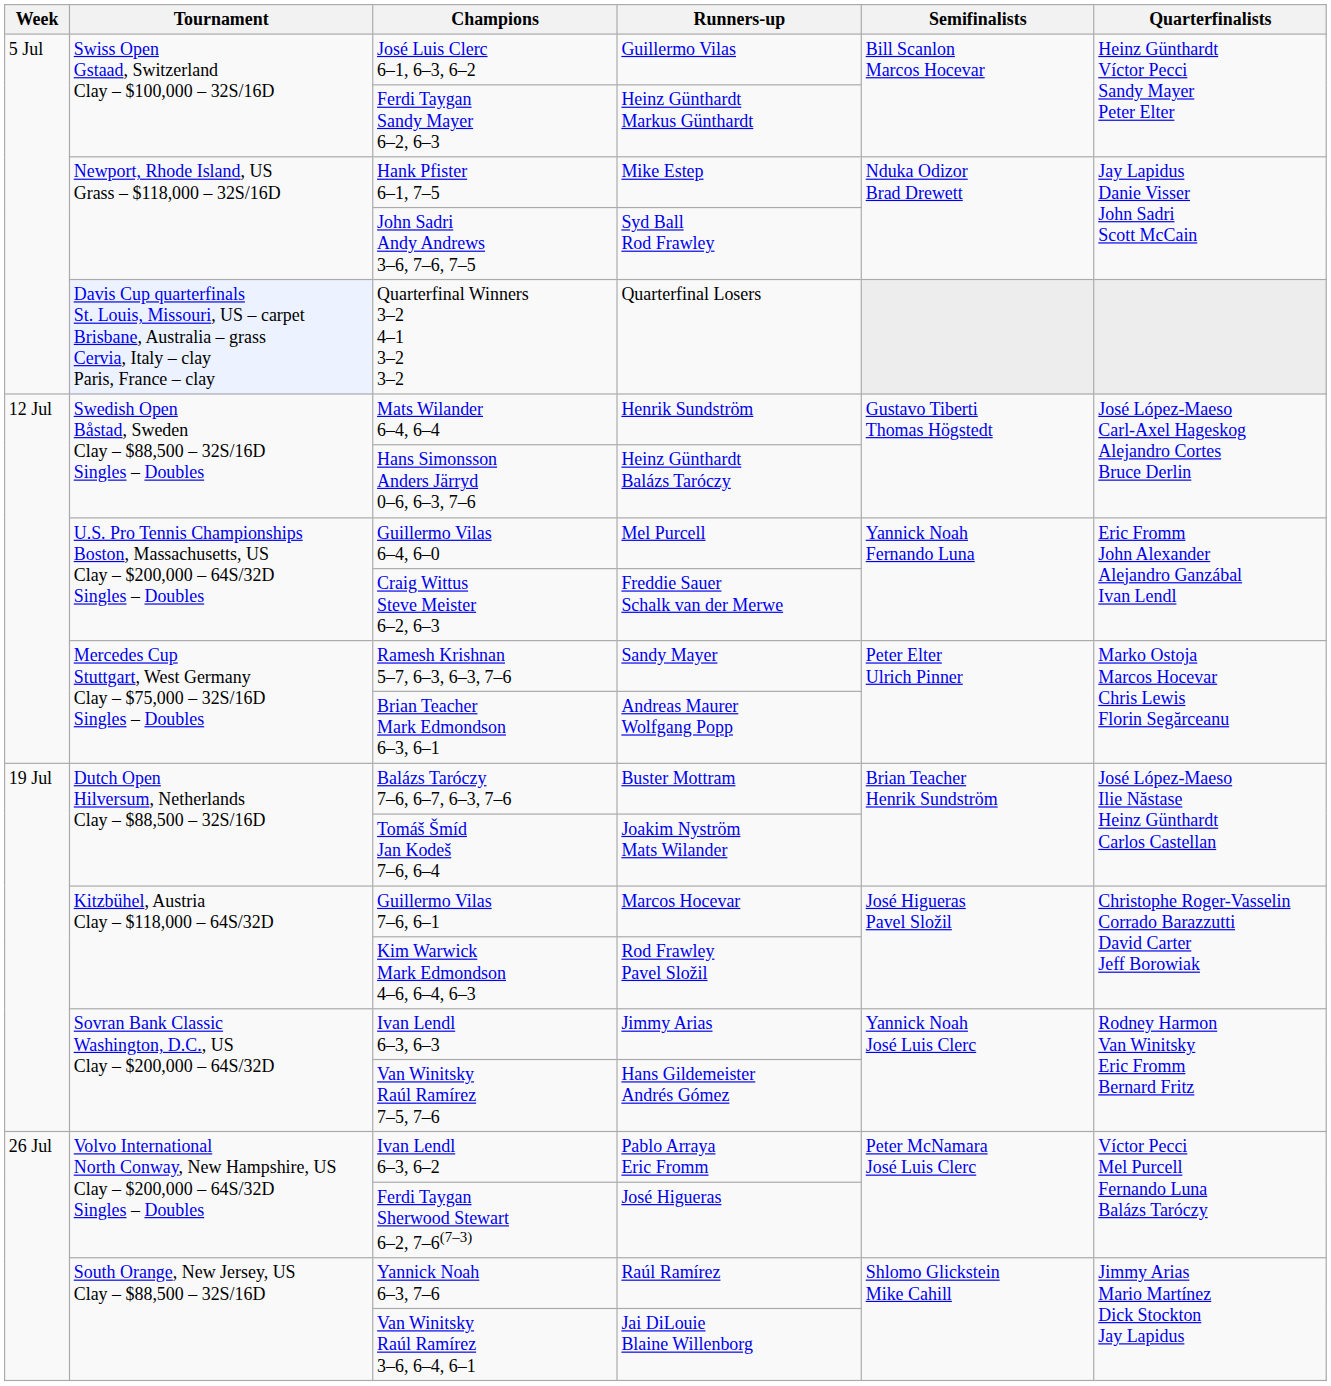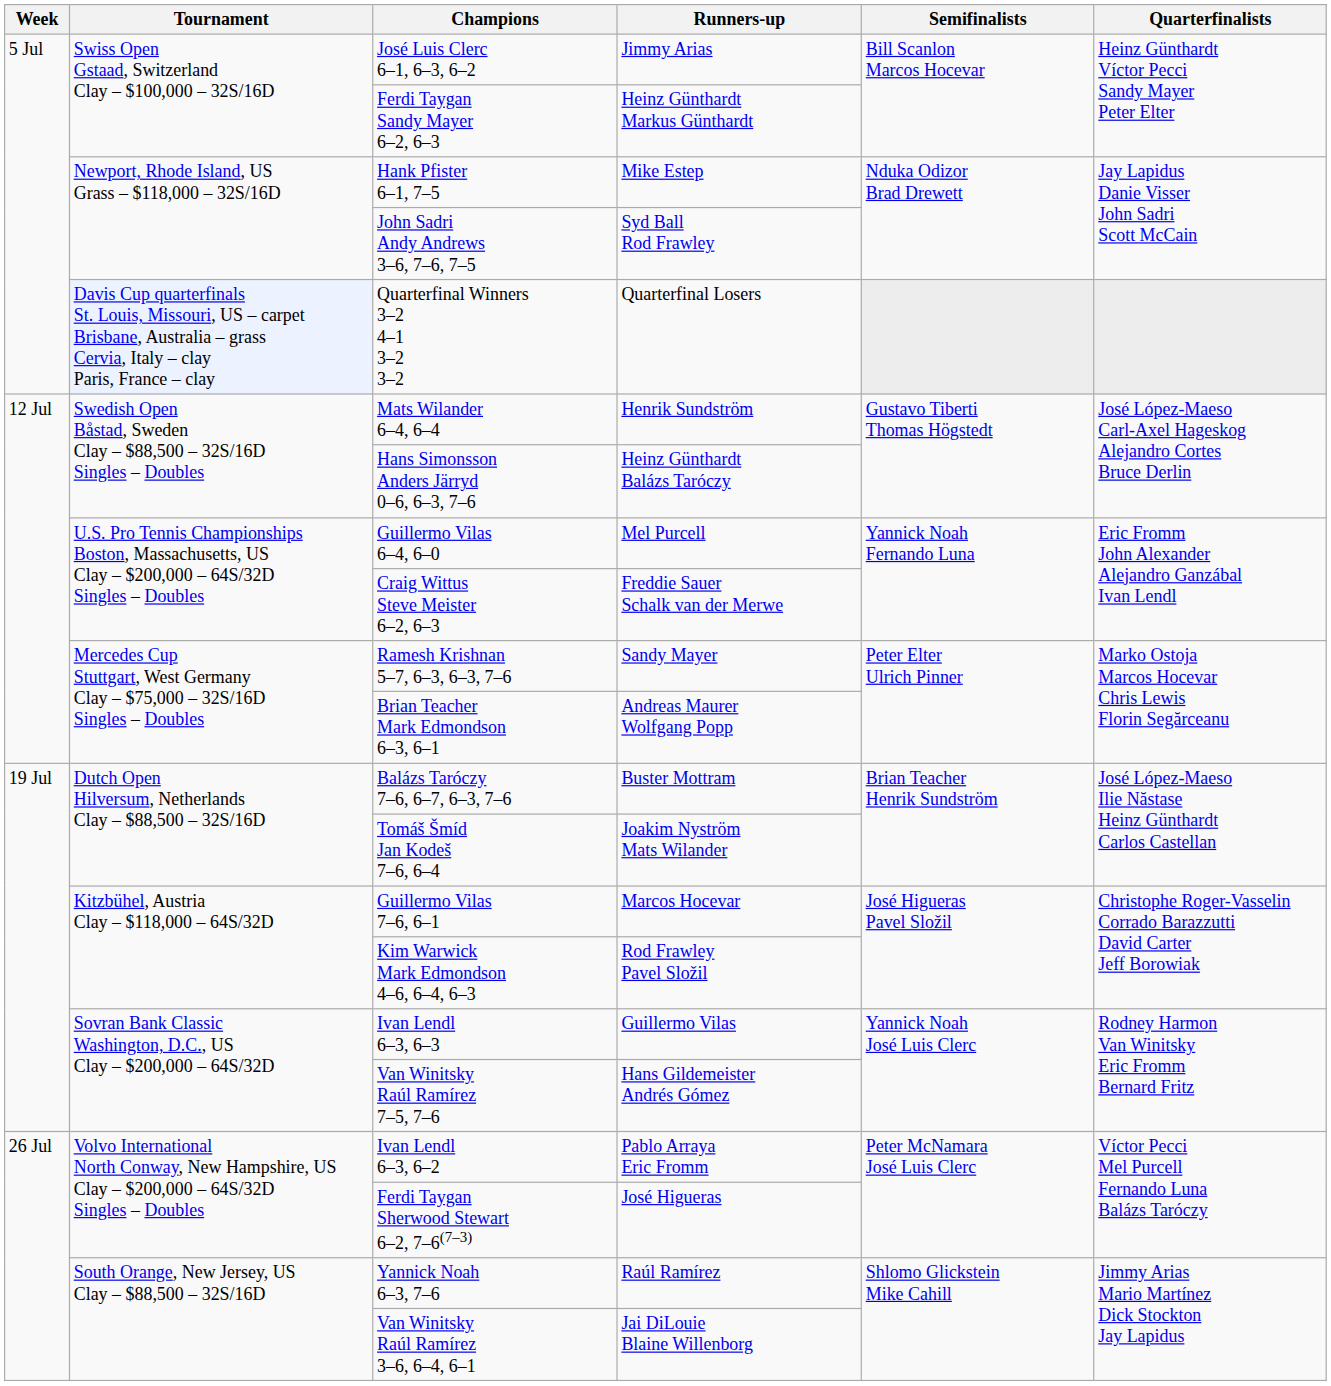(679, 49) Guillermo Vilas -> (667, 49) Jimmy Arias
(667, 1023) Jimmy Arias -> (679, 1023) Guillermo Vilas
